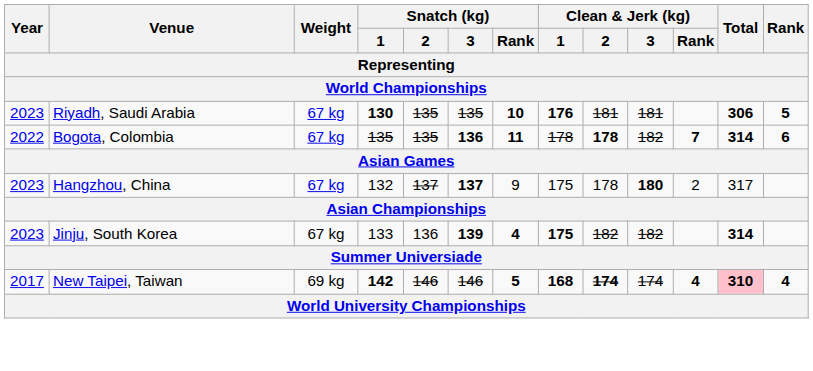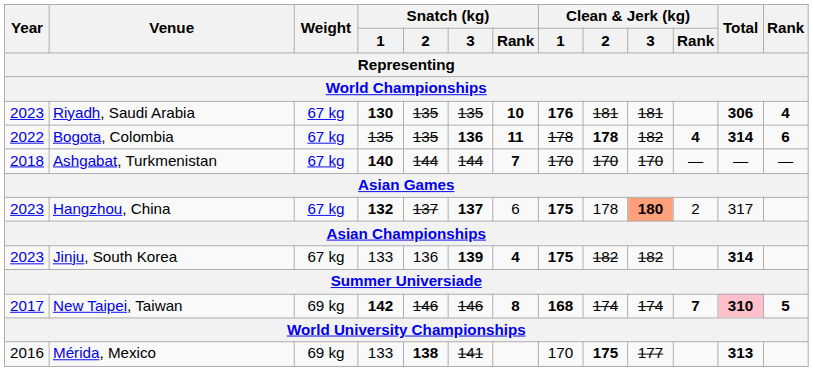(786, 112) 5 -> (786, 112) 4
(696, 137) 7 -> (696, 137) 4
+ row: (135, 161)
(380, 185) normal -> (380, 209) bold
(516, 185) 9 -> (516, 209) 6
(561, 185) normal -> (561, 209) bold
(651, 185) no background -> (651, 209) lightsalmon background
(516, 281) 5 -> (516, 305) 8
(606, 281) bold -> (606, 305) normal
(696, 281) 4 -> (696, 305) 7
(786, 281) 4 -> (786, 305) 5
+ row: (105, 354)
